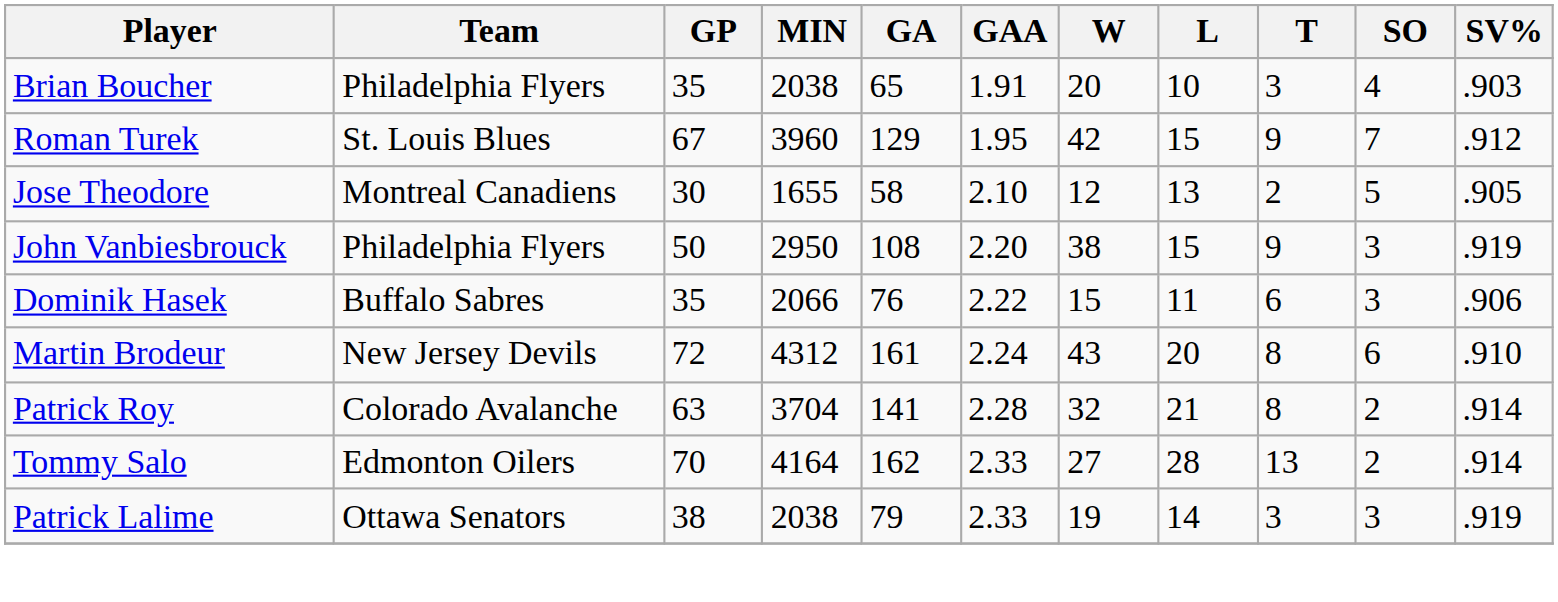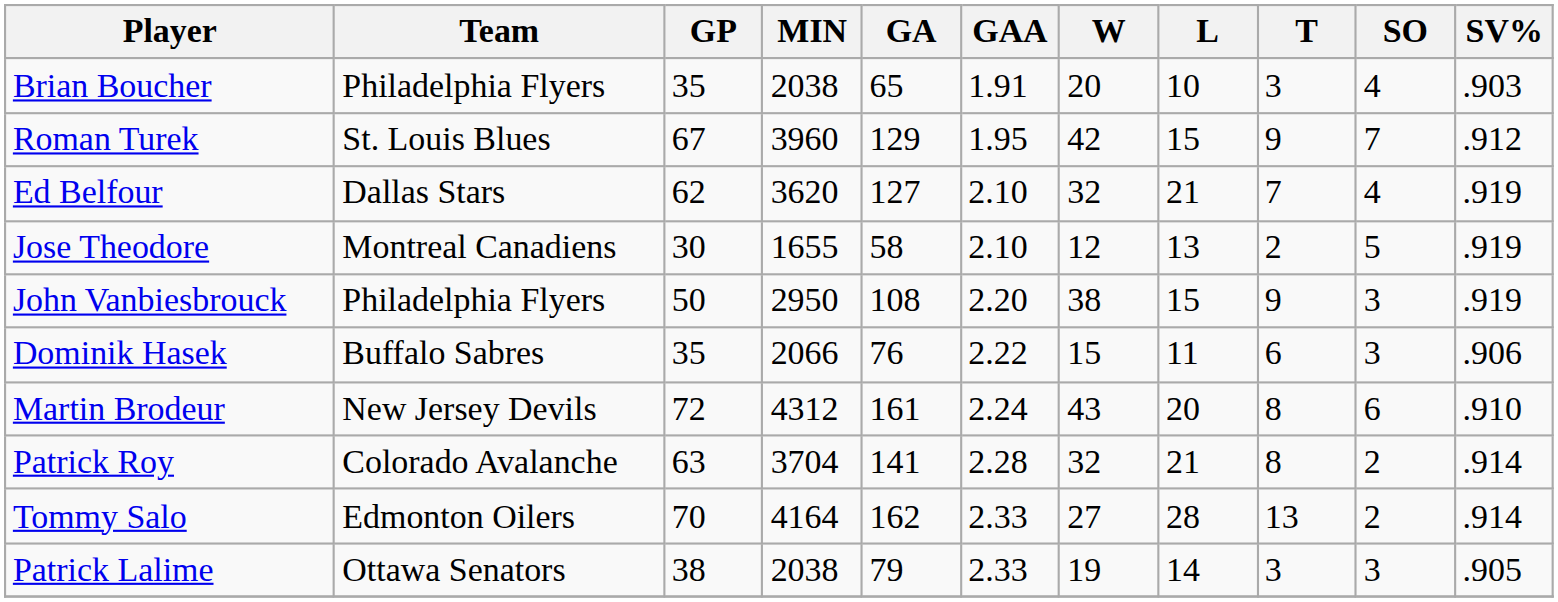+ row: (88, 192)
(1492, 192) .905 -> (1492, 246) .919
(1492, 515) .919 -> (1492, 569) .905
